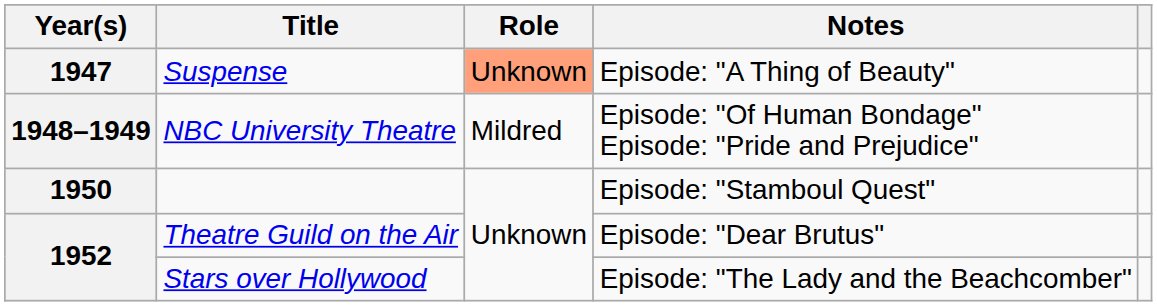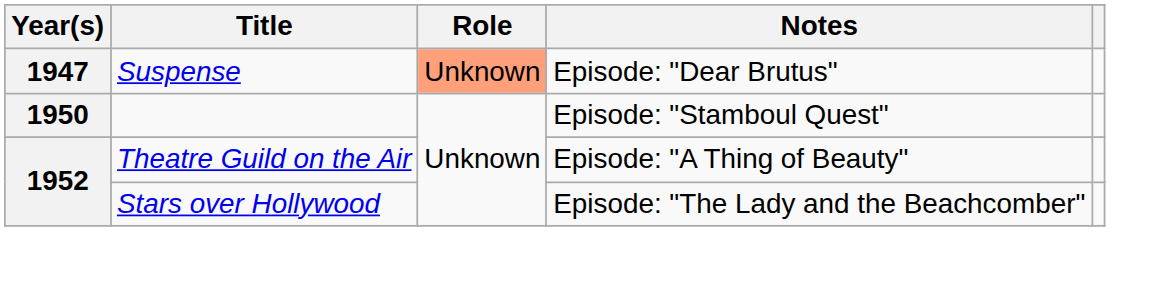(777, 70) Episode: "A Thing of Beauty" -> (695, 70) Episode: "Dear Brutus"
- row: (310, 130)
(742, 234) Episode: "Dear Brutus" -> (731, 159) Episode: "A Thing of Beauty"
